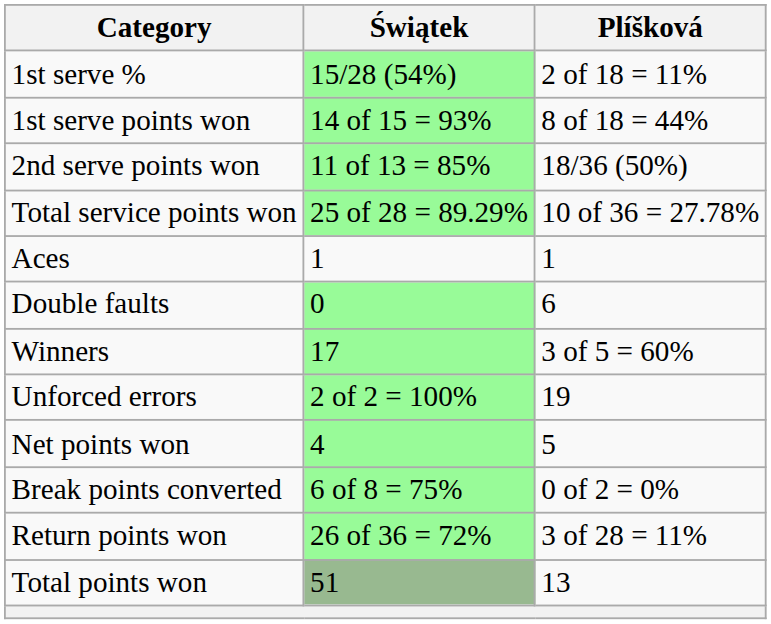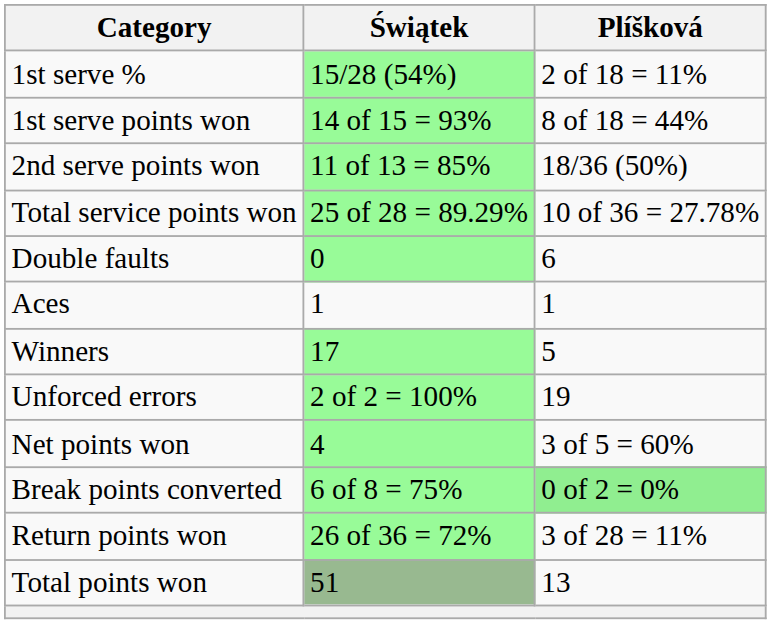rows swapped: (41, 258) <-> (90, 304)
(618, 350) 3 of 5 = 60% -> (549, 350) 5
(549, 443) 5 -> (618, 443) 3 of 5 = 60%
(610, 489) no background -> (610, 489) lightgreen background
